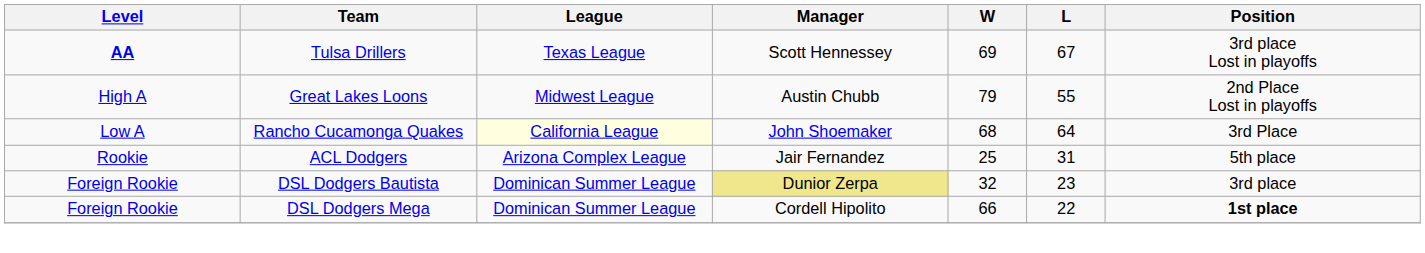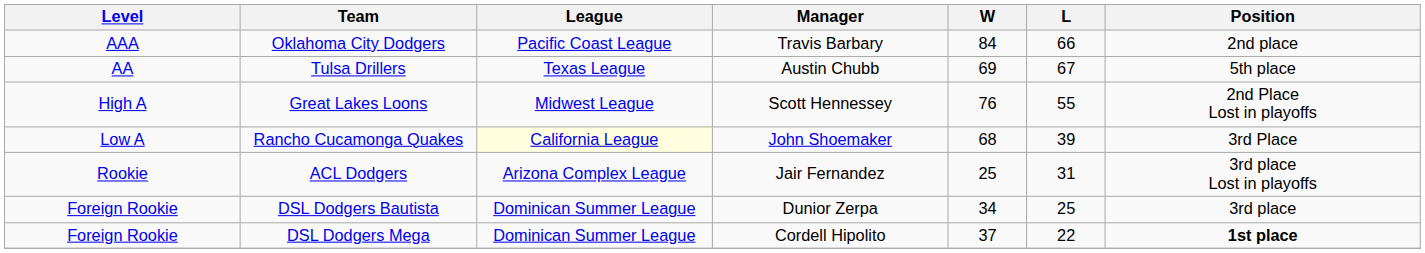+ row: (358, 43)
(122, 52) bold -> (122, 69) normal
(830, 52) Scott Hennessey -> (830, 69) Austin Chubb
(1263, 52) 3rd place Lost in playoffs -> (1263, 69) 5th place
(830, 96) Austin Chubb -> (830, 104) Scott Hennessey
(988, 96) 79 -> (988, 104) 76
(1066, 131) 64 -> (1066, 139) 39
(1263, 157) 5th place -> (1263, 174) 3rd place Lost in playoffs
(830, 183) khaki background -> (830, 209) no background
(988, 183) 32 -> (988, 209) 34
(1066, 183) 23 -> (1066, 209) 25
(988, 209) 66 -> (988, 235) 37
